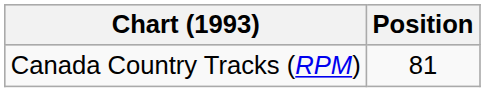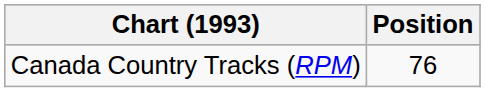(423, 65) 81 -> (423, 65) 76
